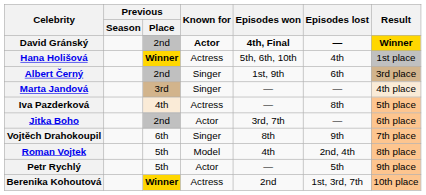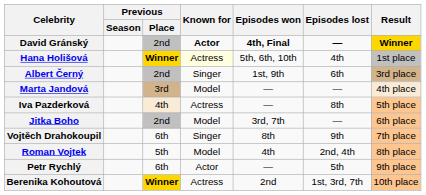(207, 58) no background -> (207, 58) lightyellow background
(207, 89) Singer -> (207, 89) Model
(207, 120) Actor -> (207, 120) Model
(162, 167) 5th -> (162, 167) 6th
